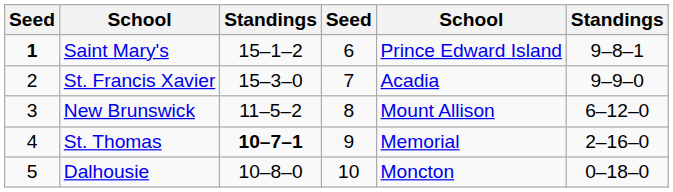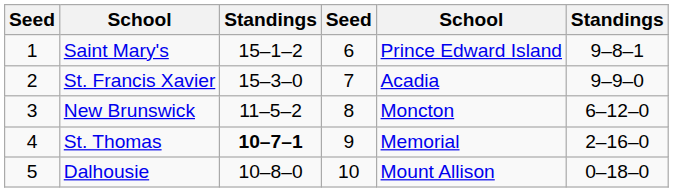(32, 50) bold -> (32, 50) normal
(438, 111) Mount Allison -> (417, 111) Moncton
(417, 171) Moncton -> (438, 171) Mount Allison
